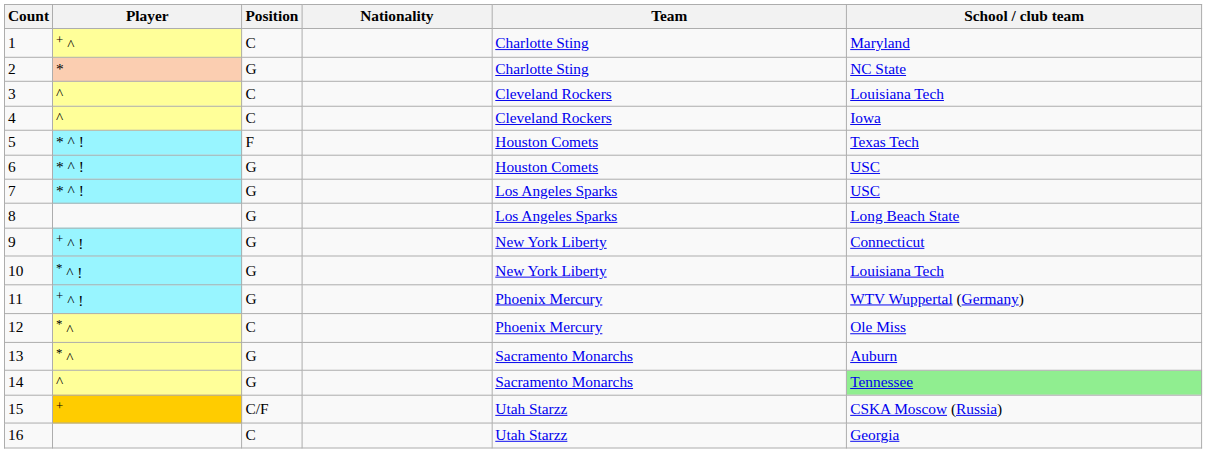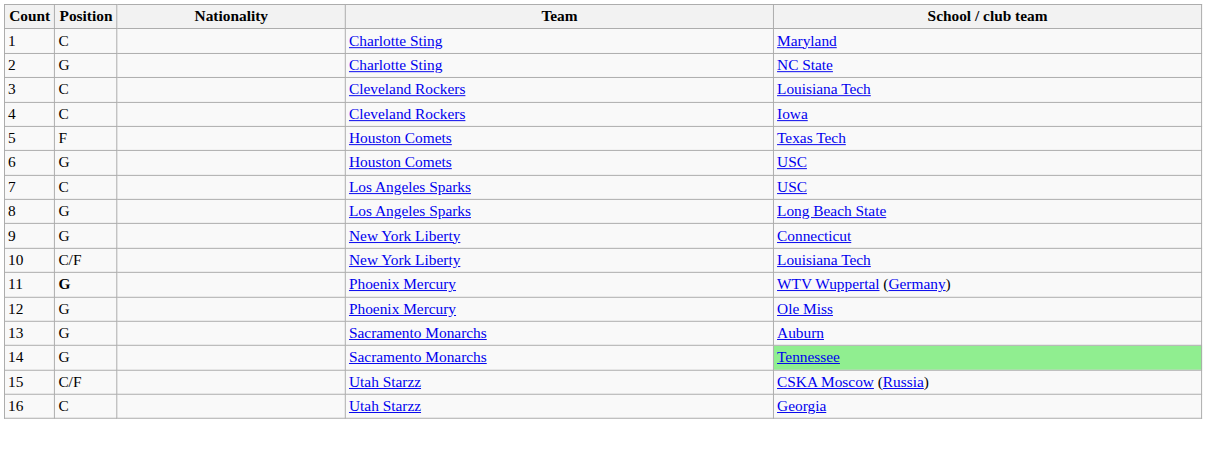- column: (147, 16)
(251, 191) G -> (63, 187) C
(251, 270) G -> (70, 260) C/F
(251, 299) normal -> (64, 284) bold
(251, 327) C -> (64, 308) G
